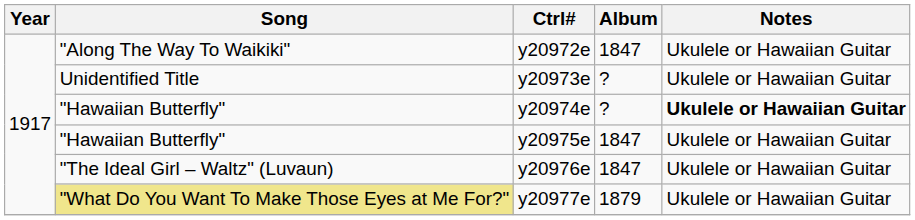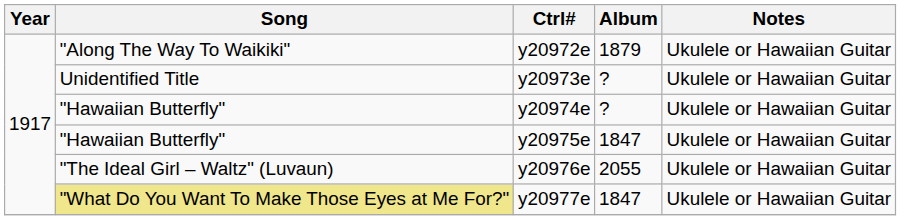(620, 49) 1847 -> (620, 49) 1879
(786, 109) bold -> (779, 109) normal
(620, 169) 1847 -> (620, 169) 2055
(620, 199) 1879 -> (620, 199) 1847
